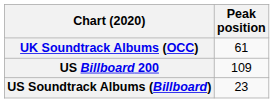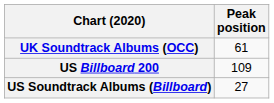(241, 87) 23 -> (241, 87) 27
